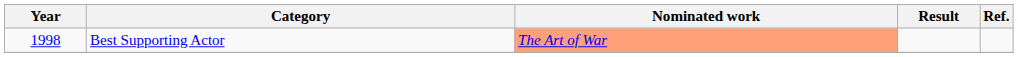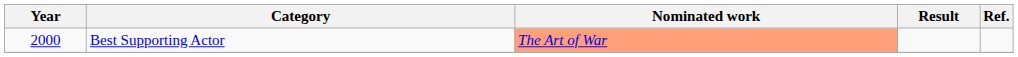(46, 40) 1998 -> (46, 40) 2000
